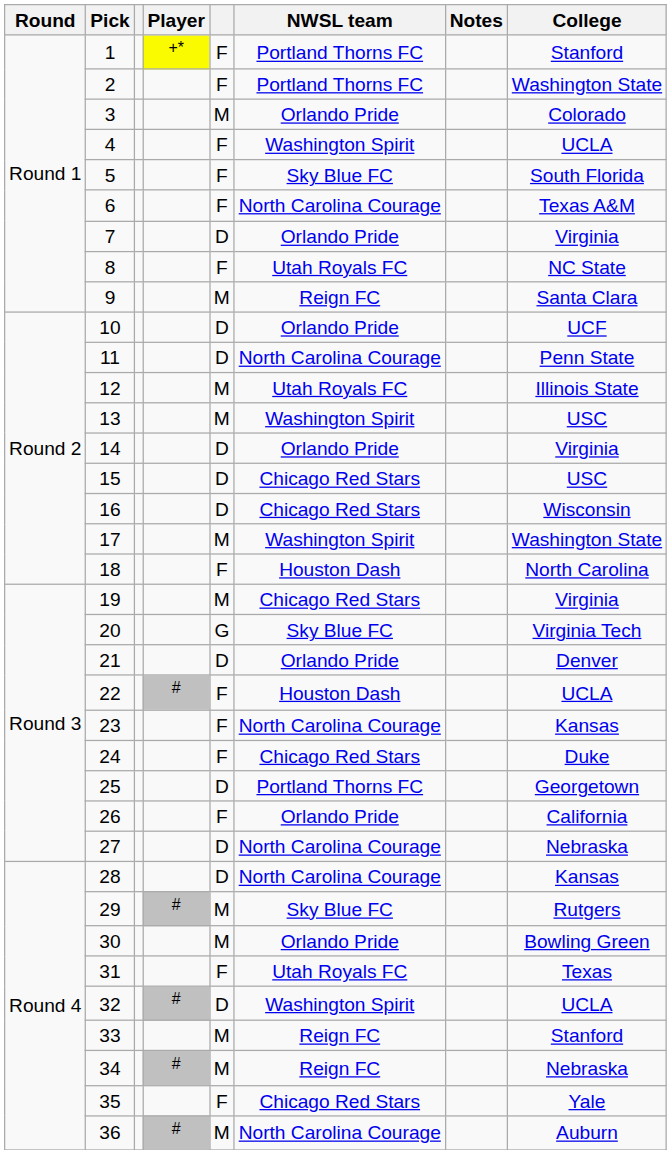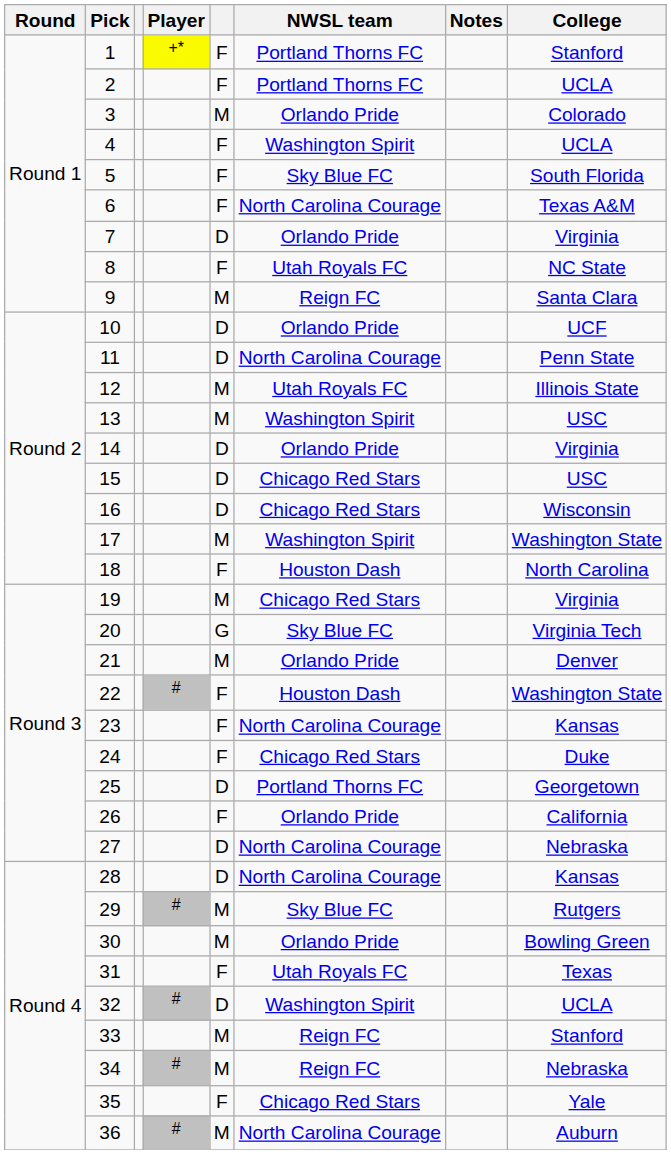(587, 84) Washington State -> (587, 84) UCLA
(222, 661) D -> (222, 661) M
(587, 693) UCLA -> (587, 693) Washington State
